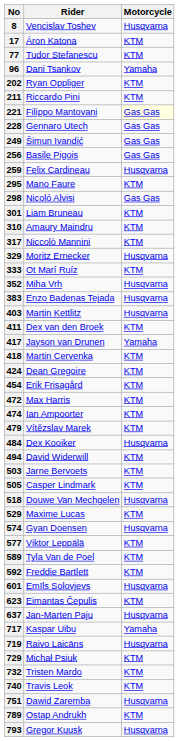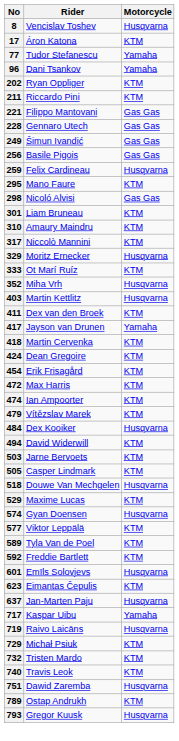(133, 54) KTM -> (140, 54) Yamaha
(142, 112) lightyellow background -> (142, 112) no background
- row: (14, 298)
